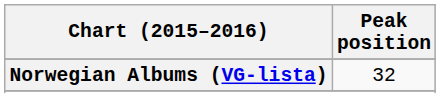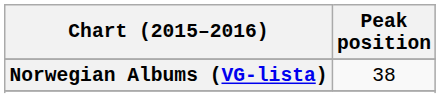(384, 75) 32 -> (384, 75) 38
